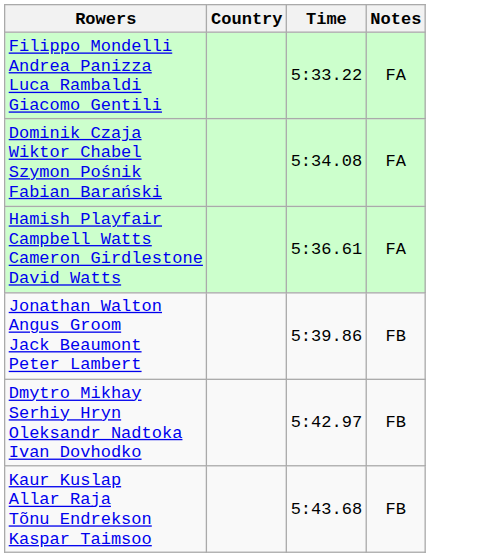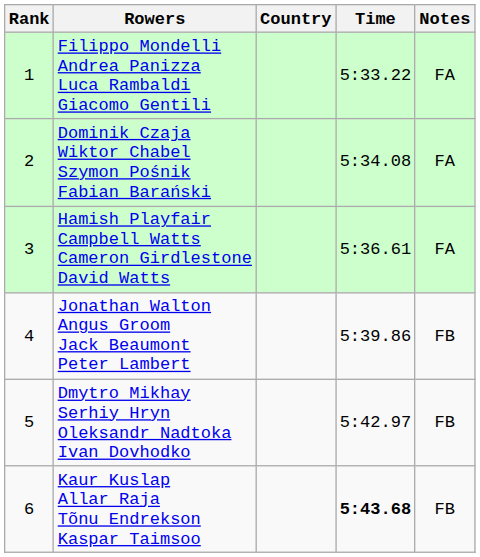+ column: (29, 19)
(326, 509) normal -> (375, 509) bold
